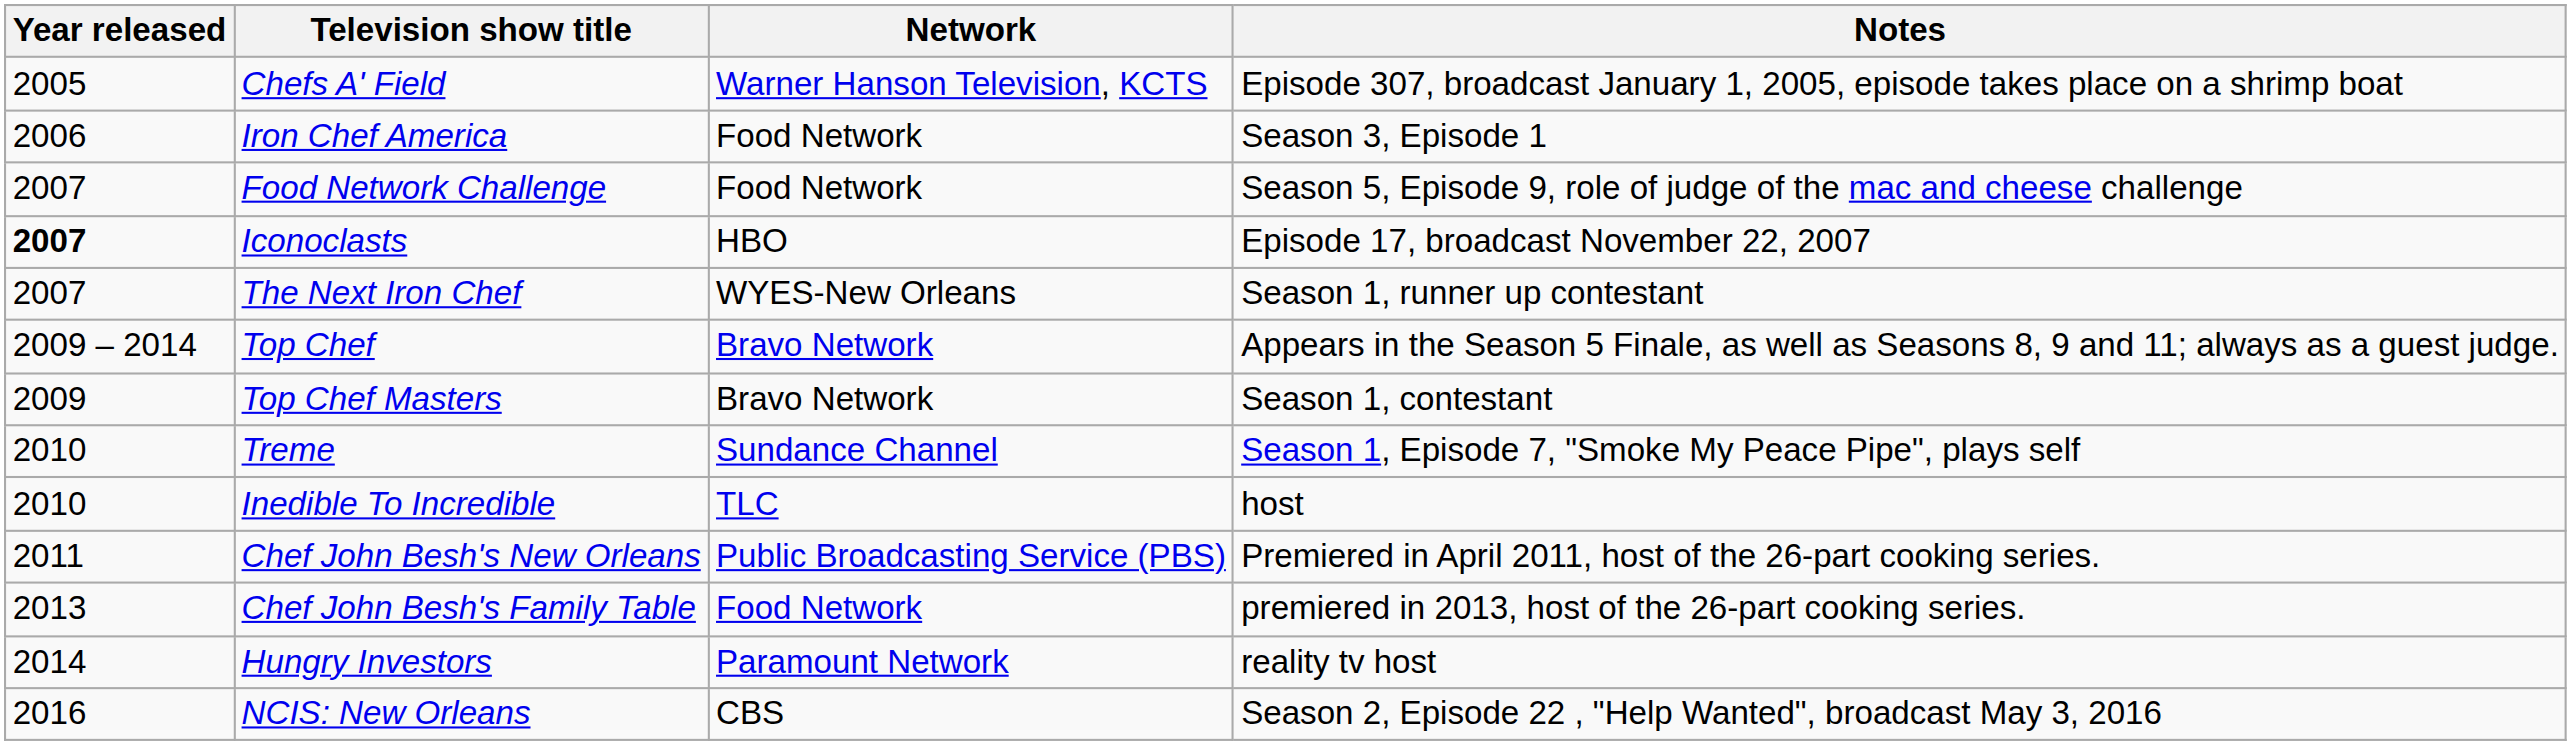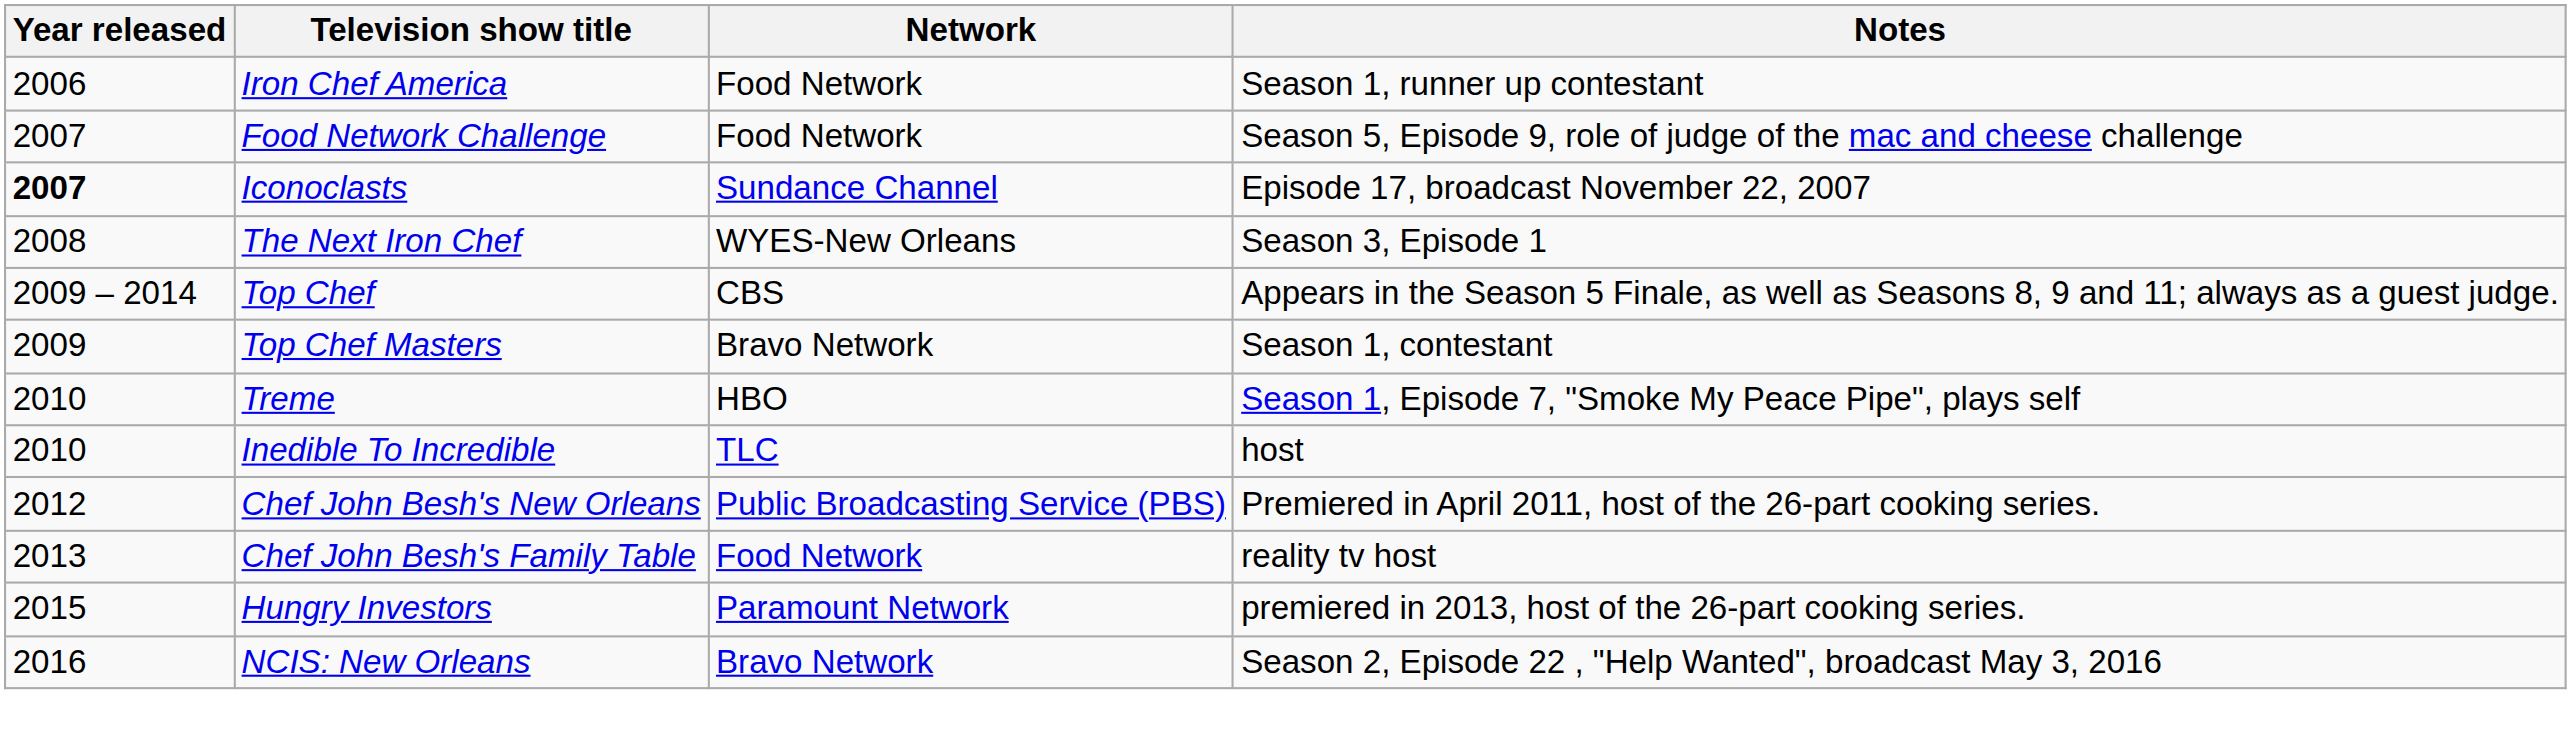- row: (344, 83)
(1394, 135) Season 3, Episode 1 -> (1472, 83) Season 1, runner up contestant
(752, 240) HBO -> (857, 188) Sundance Channel
(50, 293) 2007 -> (50, 240) 2008
(1472, 293) Season 1, runner up contestant -> (1394, 240) Season 3, Episode 1
(825, 345) Bravo Network -> (750, 293) CBS
(857, 450) Sundance Channel -> (752, 398) HBO
(48, 556) 2011 -> (50, 503) 2012
(1633, 608) premiered in 2013, host of the 26-part cooking series. -> (1339, 556) reality tv host
(50, 661) 2014 -> (50, 608) 2015
(1339, 661) reality tv host -> (1633, 608) premiered in 2013, host of the 26-part cooking series.
(750, 713) CBS -> (825, 661) Bravo Network
